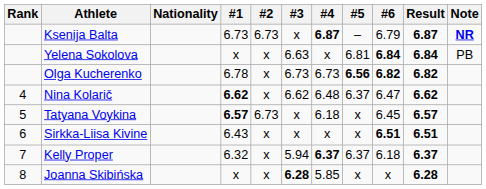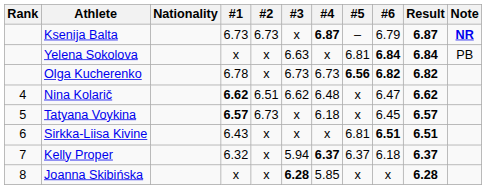(266, 94) x -> (266, 94) 6.51
(358, 94) 6.37 -> (358, 94) x
(358, 134) x -> (358, 134) 6.81
